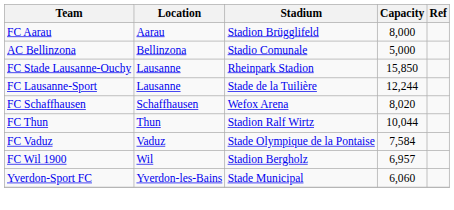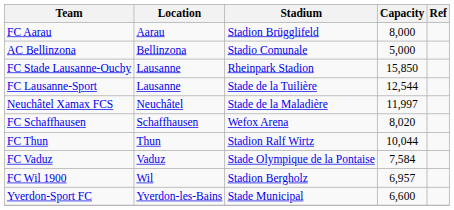(402, 86) 12,244 -> (402, 86) 12,544
+ row: (60, 104)
(402, 178) 6,060 -> (402, 196) 6,600
